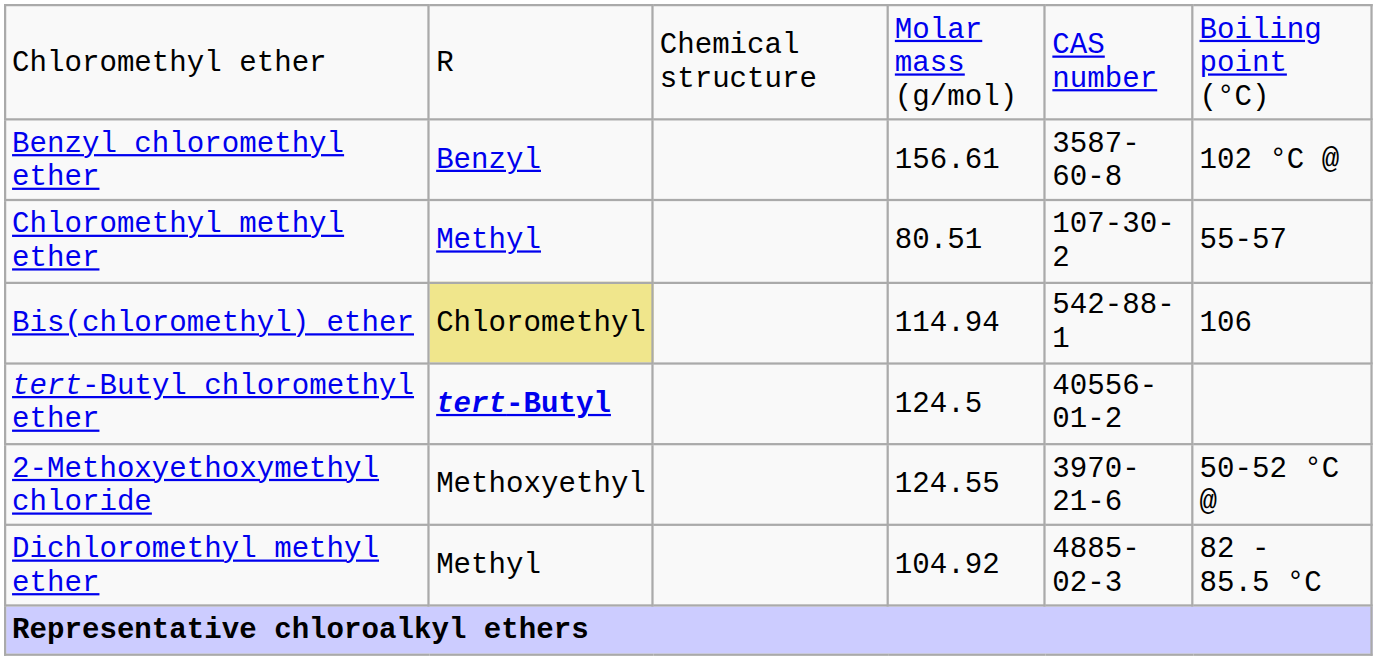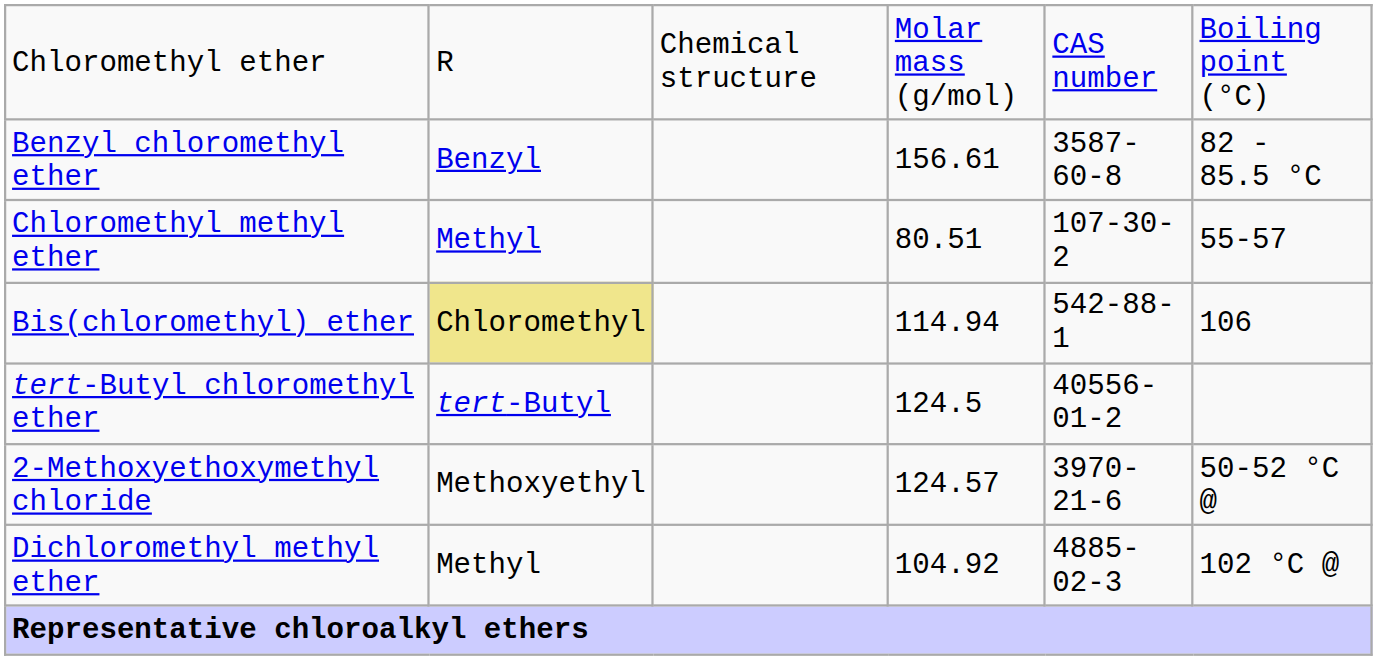(1269, 160) 102 °C @ -> (1261, 160) 82 - 85.5 °C
(524, 403) bold -> (524, 403) normal
(947, 485) 124.55 -> (947, 485) 124.57
(1261, 566) 82 - 85.5 °C -> (1269, 566) 102 °C @
